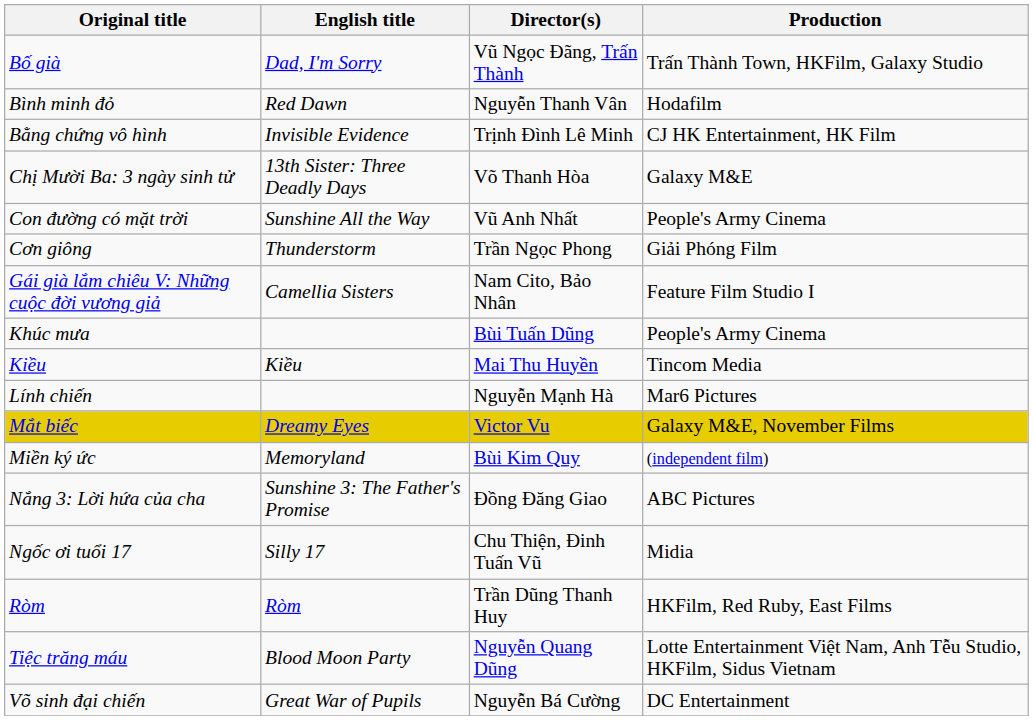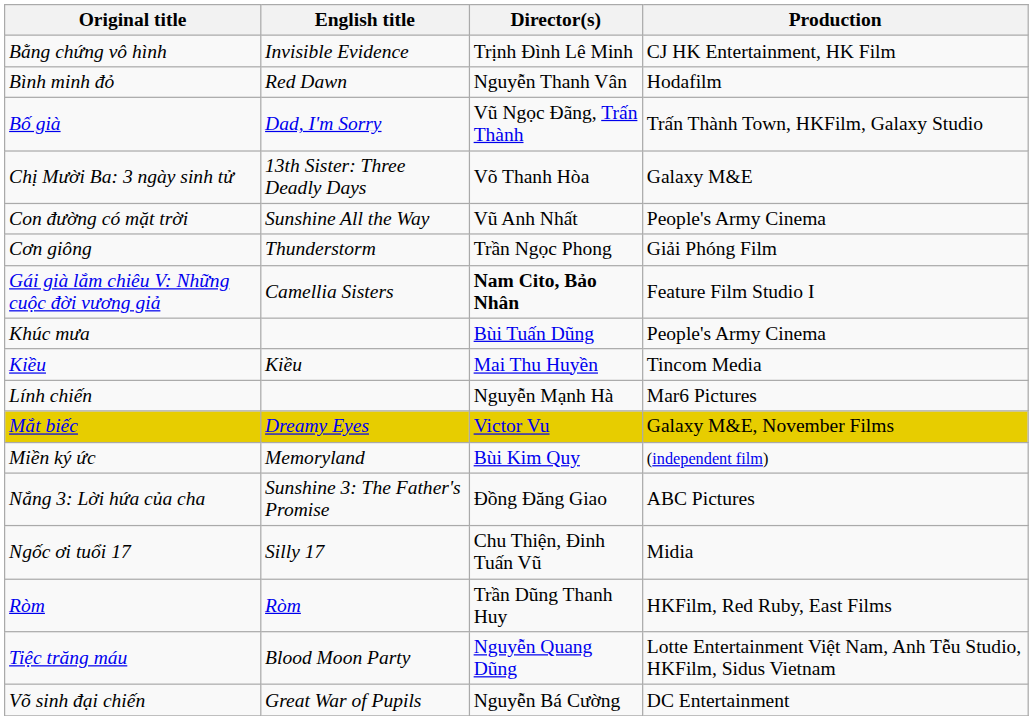rows swapped: (88, 134) <-> (35, 61)
(532, 291) normal -> (535, 291) bold
